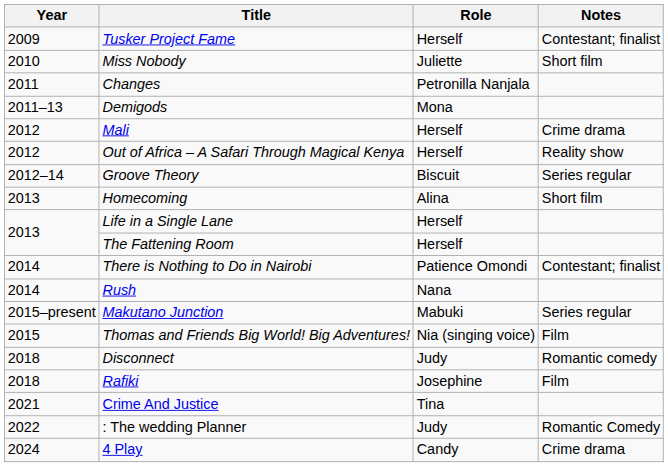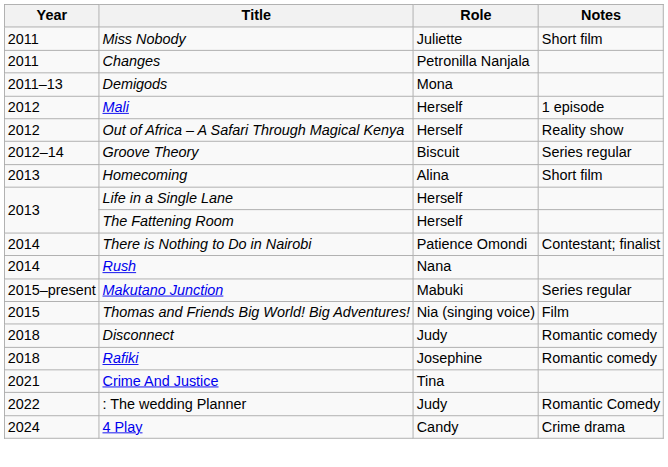- row: (169, 38)
(24, 61) 2010 -> (23, 38) 2011
(583, 130) Crime drama -> (573, 107) 1 episode
(555, 381) Film -> (599, 358) Romantic comedy
